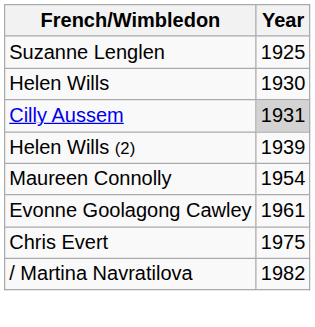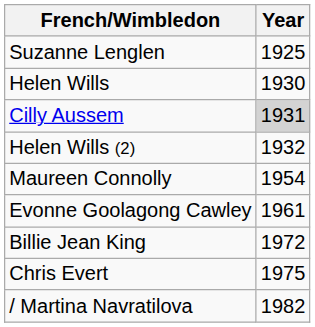(283, 147) 1939 -> (283, 147) 1932
+ row: (78, 242)
